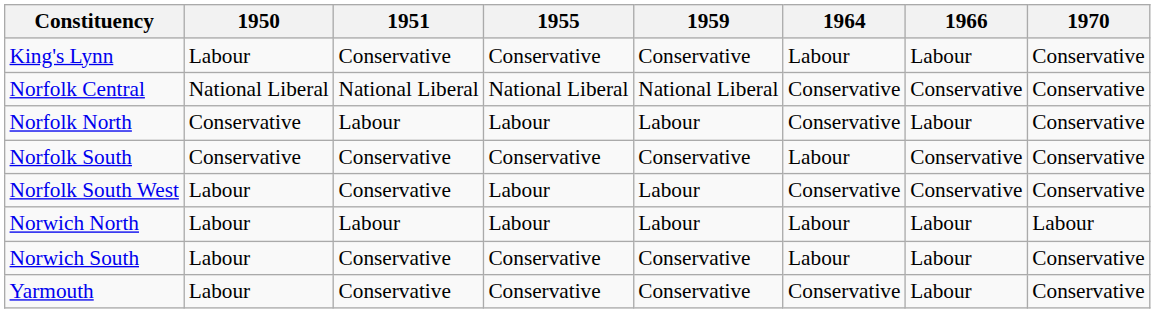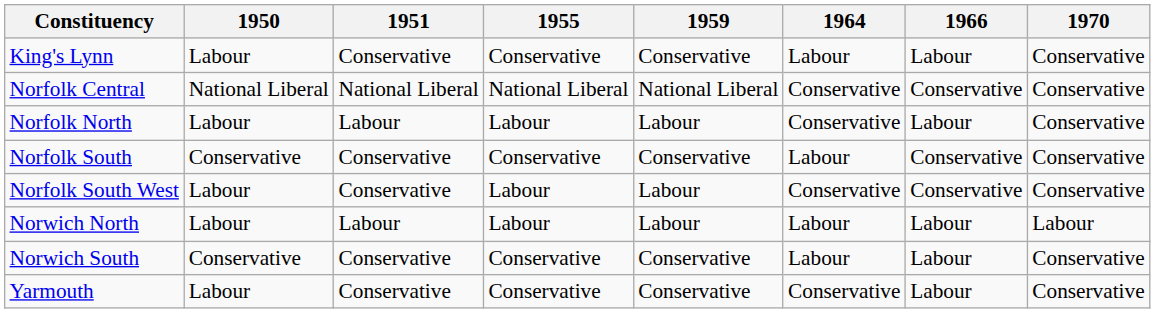(245, 122) Conservative -> (219, 122) Labour
(219, 257) Labour -> (245, 257) Conservative
